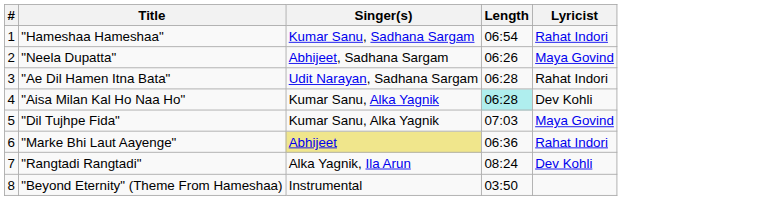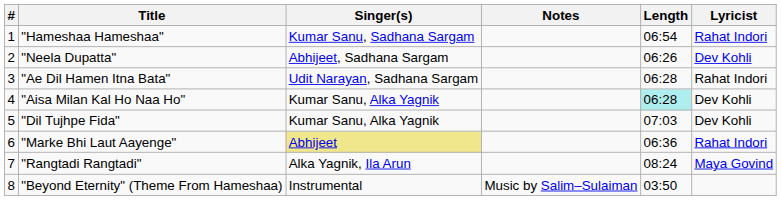+ column: (561, 15)
(575, 58) Maya Govind -> (723, 58) Dev Kohli
(575, 121) Maya Govind -> (723, 121) Dev Kohli
(564, 163) Dev Kohli -> (734, 163) Maya Govind
